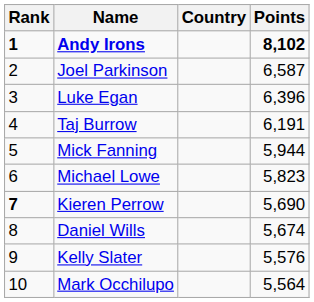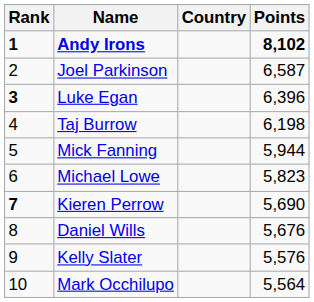(13, 97) normal -> (13, 97) bold
(284, 124) 6,191 -> (284, 124) 6,198
(284, 230) 5,674 -> (284, 230) 5,676
